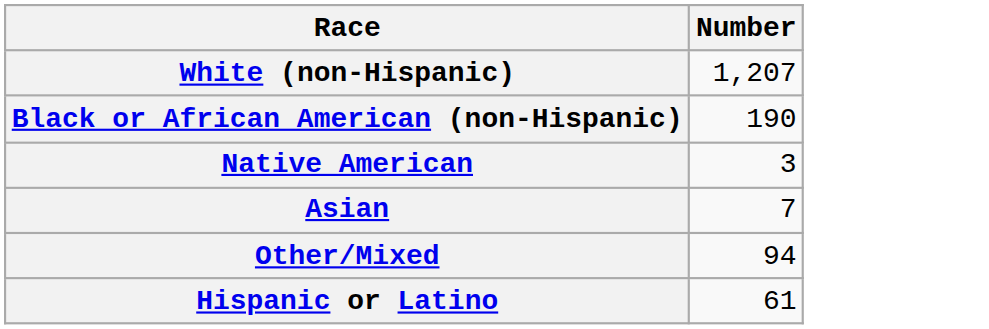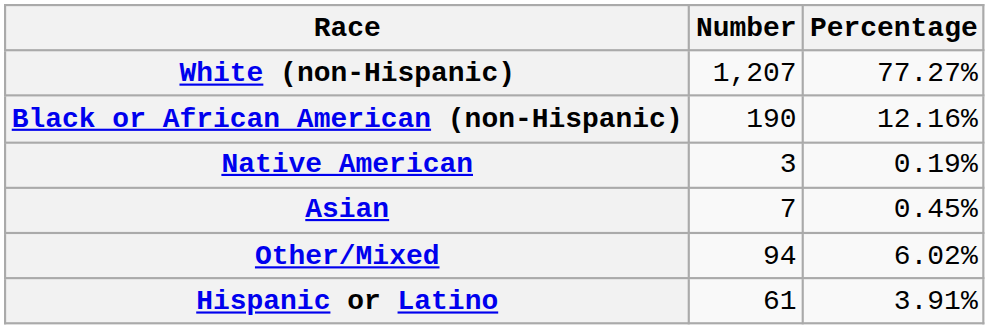+ column: (894, 28)
